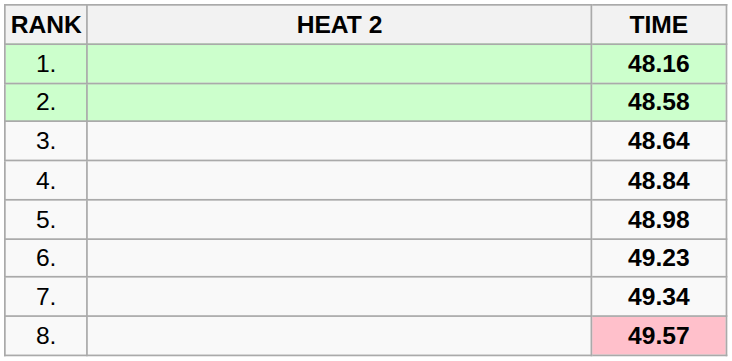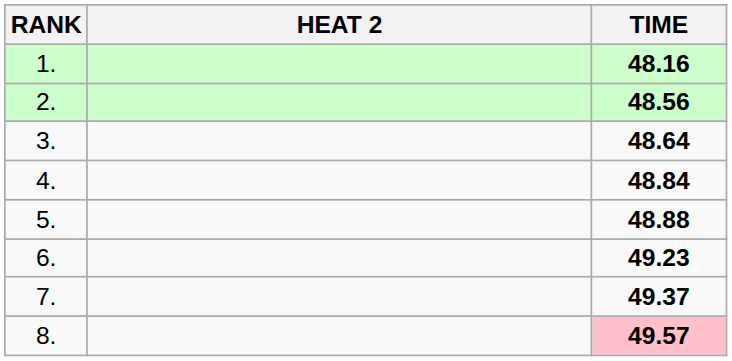(659, 103) 48.58 -> (659, 103) 48.56
(659, 219) 48.98 -> (659, 219) 48.88
(659, 297) 49.34 -> (659, 297) 49.37
